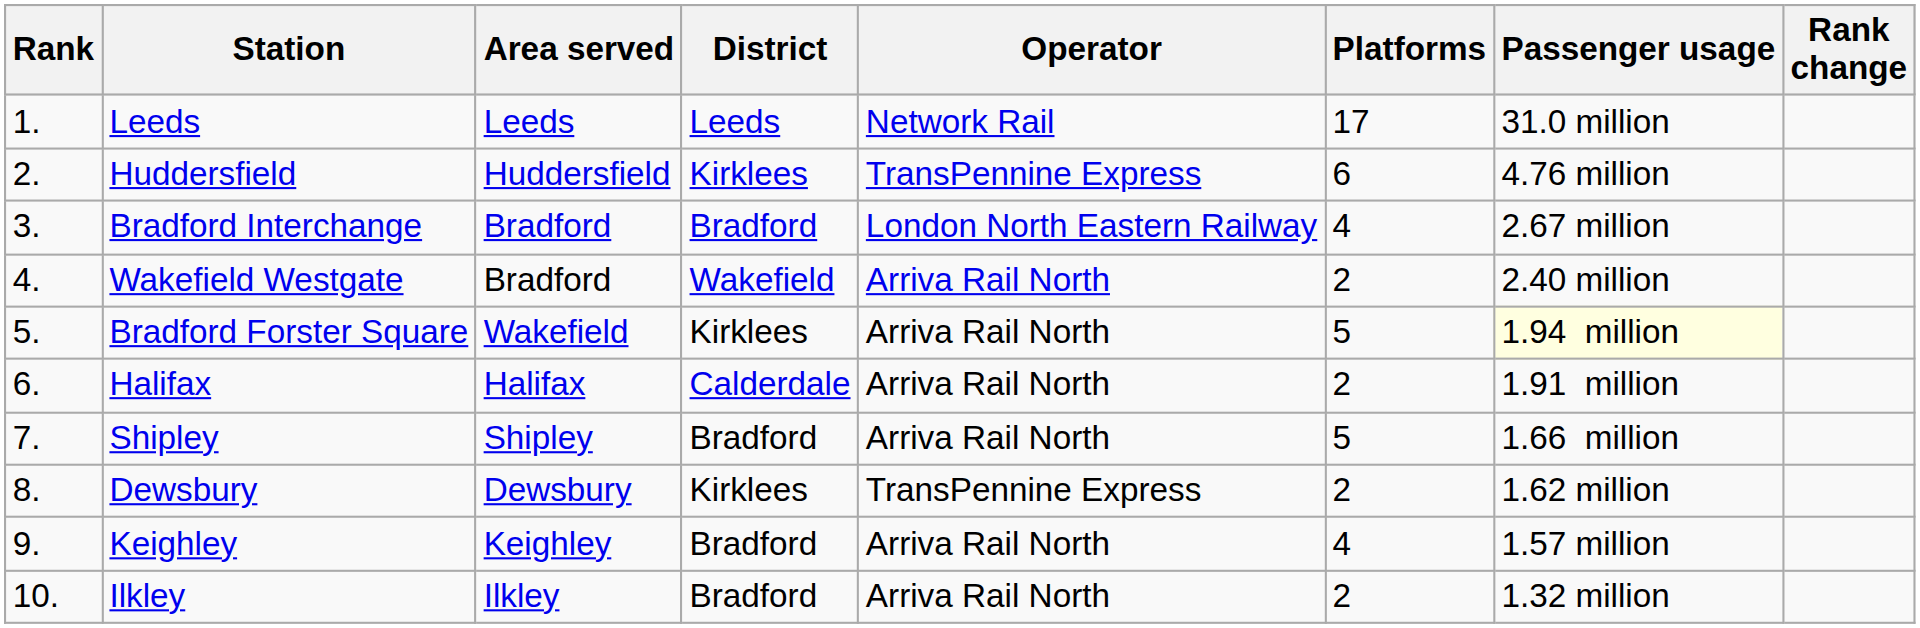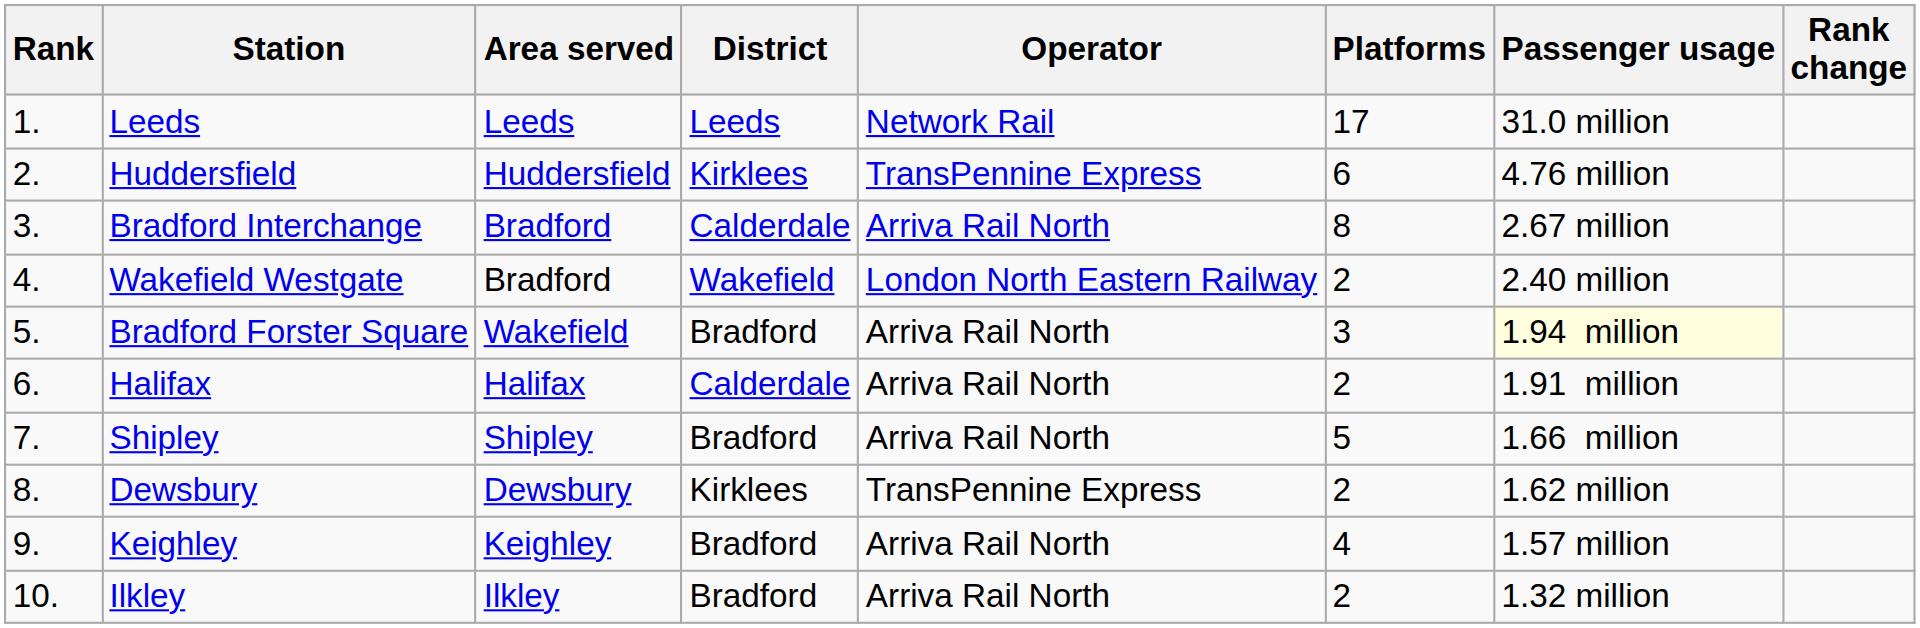(753, 226) Bradford -> (770, 226) Calderdale
(1092, 226) London North Eastern Railway -> (988, 226) Arriva Rail North
(1342, 226) 4 -> (1342, 226) 8
(988, 279) Arriva Rail North -> (1092, 279) London North Eastern Railway
(749, 332) Kirklees -> (753, 332) Bradford
(1342, 332) 5 -> (1342, 332) 3
